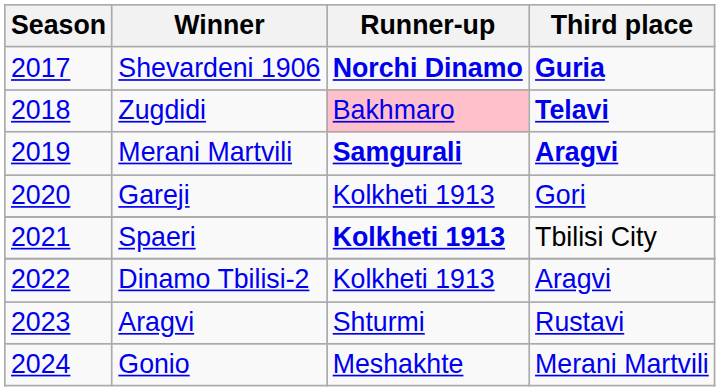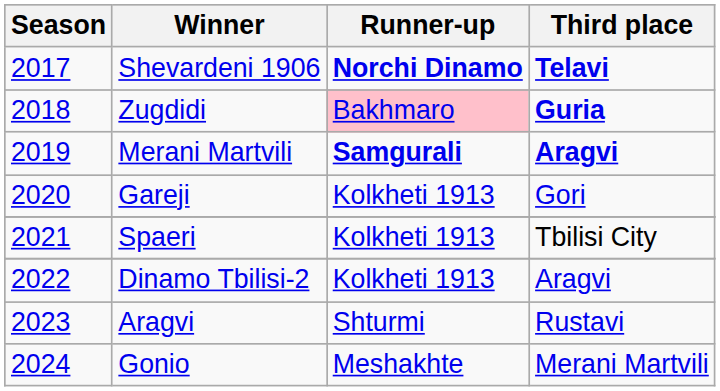(570, 68) Guria -> (572, 68) Telavi
(572, 110) Telavi -> (570, 110) Guria
(419, 237) bold -> (414, 237) normal
